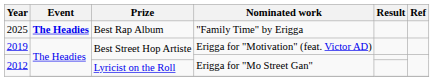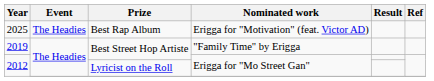(61, 29) bold -> (59, 29) normal
(250, 29) "Family Time" by Erigga -> (281, 29) Erigga for "Motivation" (feat. Victor AD)
(284, 46) Erigga for "Motivation" (feat. Victor AD) -> (247, 46) "Family Time" by Erigga
